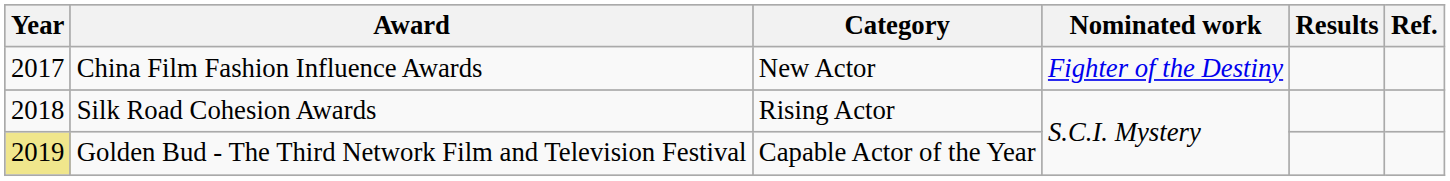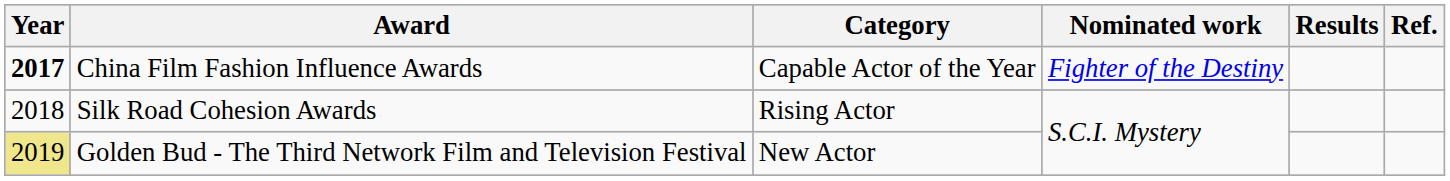(38, 68) normal -> (38, 68) bold
(817, 68) New Actor -> (897, 68) Capable Actor of the Year
(897, 152) Capable Actor of the Year -> (817, 152) New Actor
